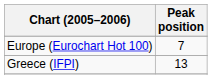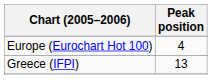(181, 45) 7 -> (181, 45) 4
